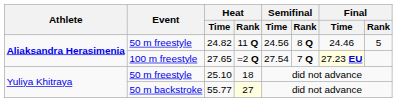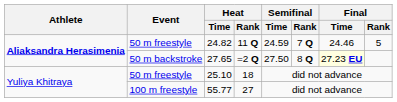(276, 43) 24.56 -> (276, 43) 24.59
(305, 43) 8 Q -> (305, 43) 7 Q
(163, 59) 100 m freestyle -> (166, 59) 50 m backstroke
(276, 59) 27.54 -> (276, 59) 27.50
(305, 59) 7 Q -> (305, 59) 8 Q
(166, 90) 50 m backstroke -> (163, 90) 100 m freestyle
(248, 90) lightyellow background -> (248, 90) no background
